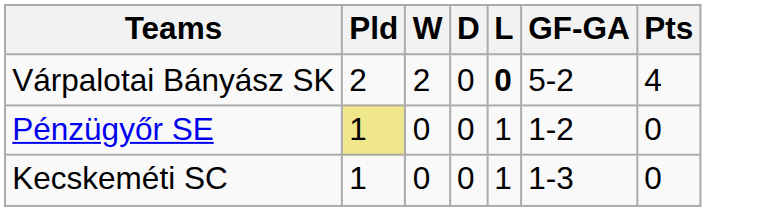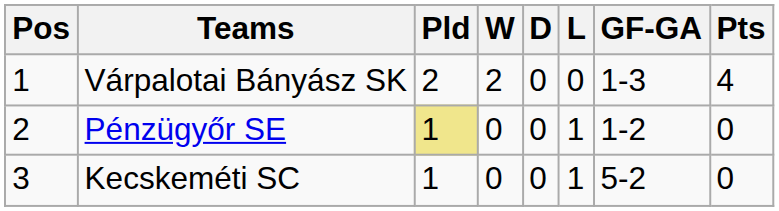+ column: (41, 29)
(503, 79) bold -> (575, 79) normal
(551, 79) 5-2 -> (623, 79) 1-3
(551, 179) 1-3 -> (623, 179) 5-2
